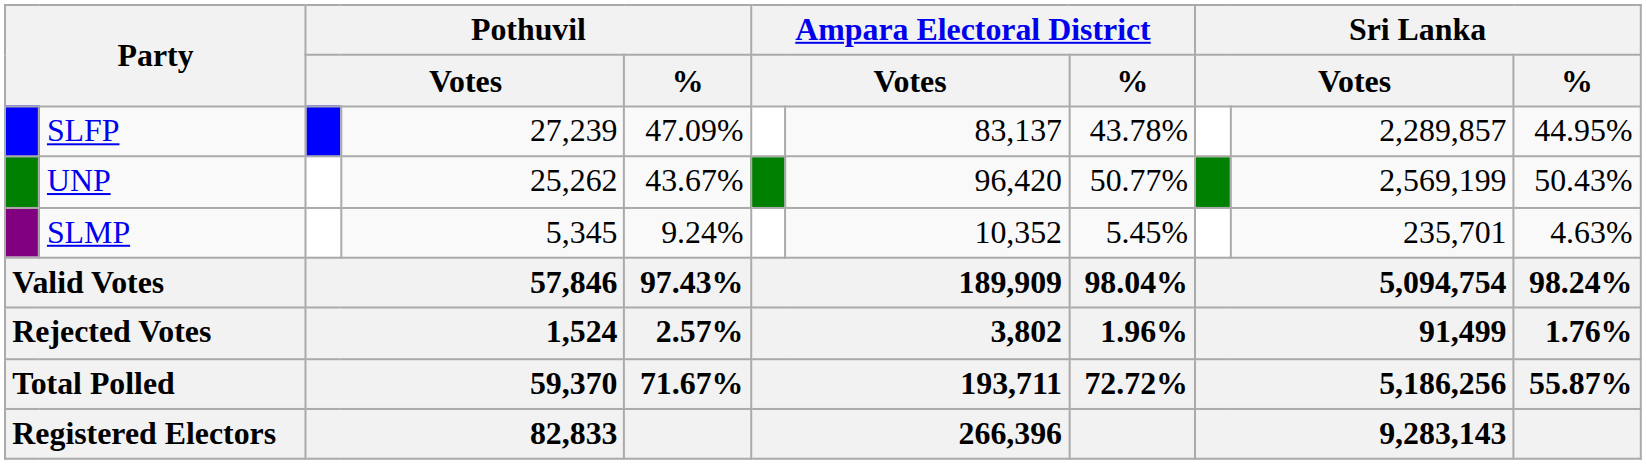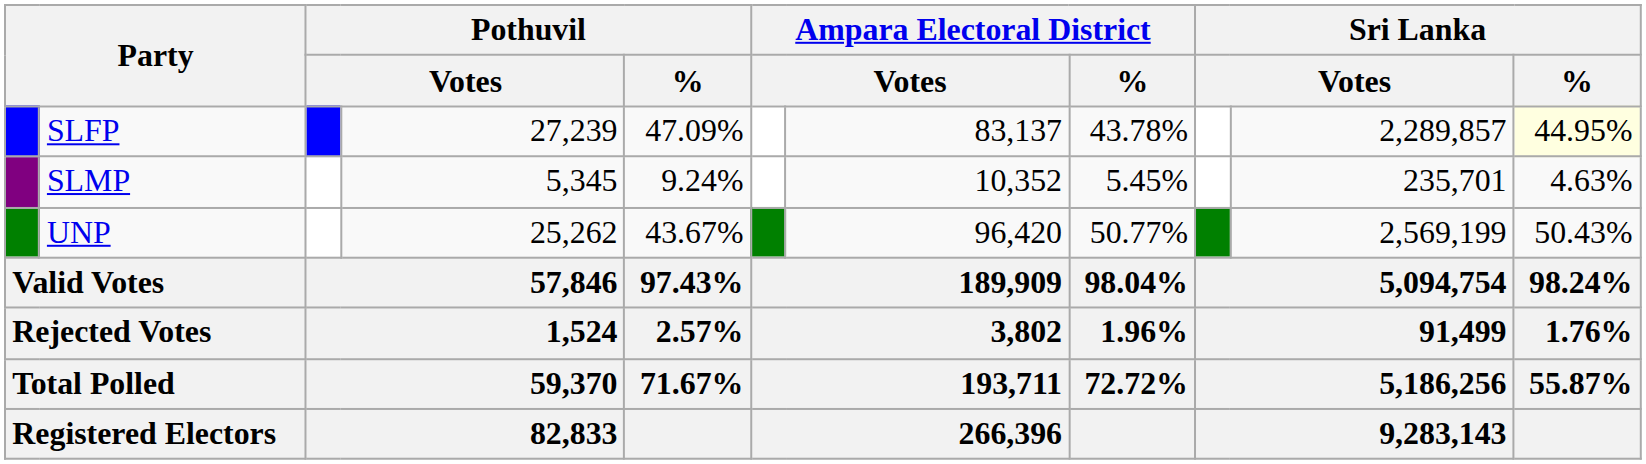(1583, 130) no background -> (1583, 130) lightyellow background
rows swapped: (79, 181) <-> (88, 231)
